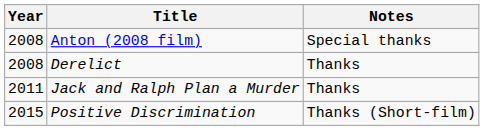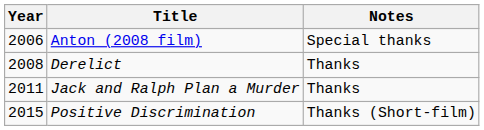(26, 41) 2008 -> (26, 41) 2006
